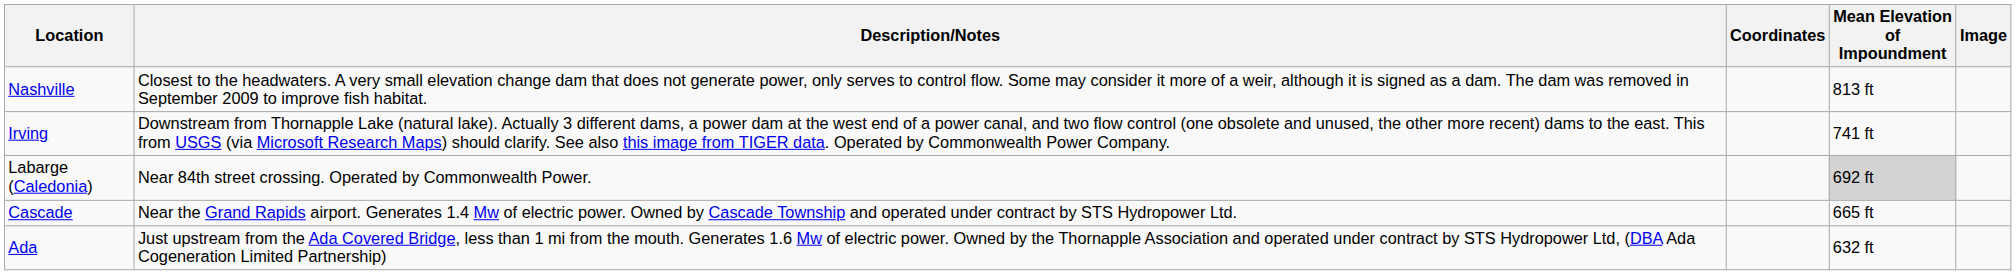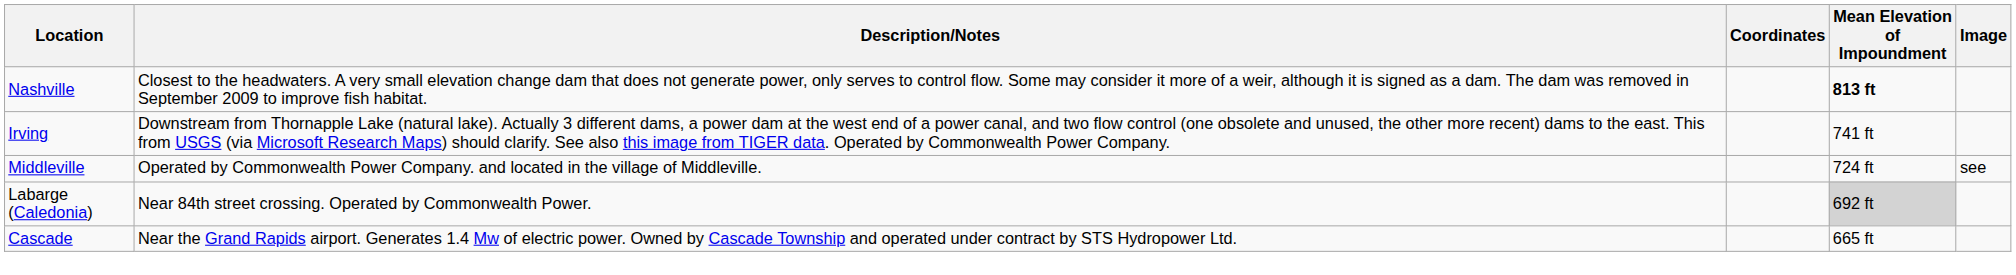(1853, 89) normal -> (1854, 89) bold
+ row: (46, 168)
- row: (23, 247)
